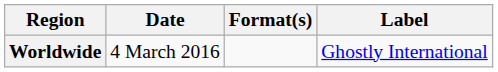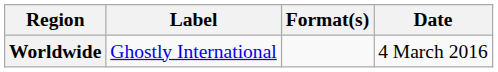columns swapped: (165, 19) <-> (404, 19)
